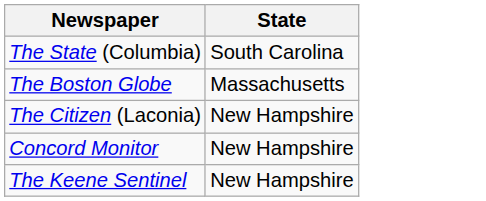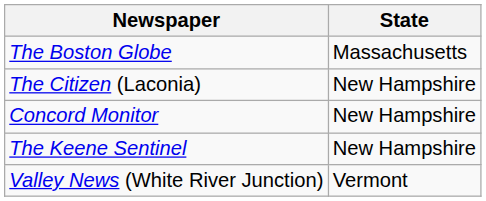- row: (105, 52)
+ row: (166, 180)
